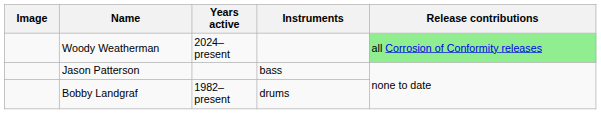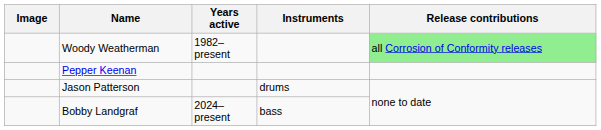(212, 48) 2024–present -> (212, 48) 1982–present
+ row: (99, 71)
(271, 71) bass -> (274, 88) drums
(212, 94) 1982–present -> (212, 111) 2024–present
(274, 94) drums -> (271, 111) bass
